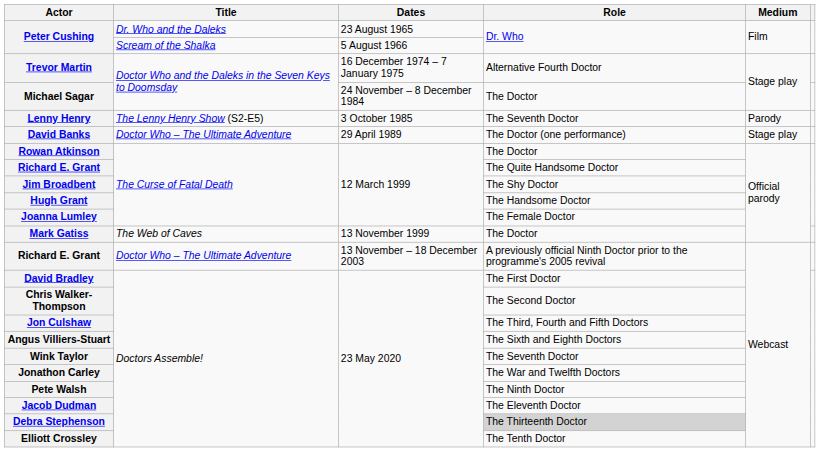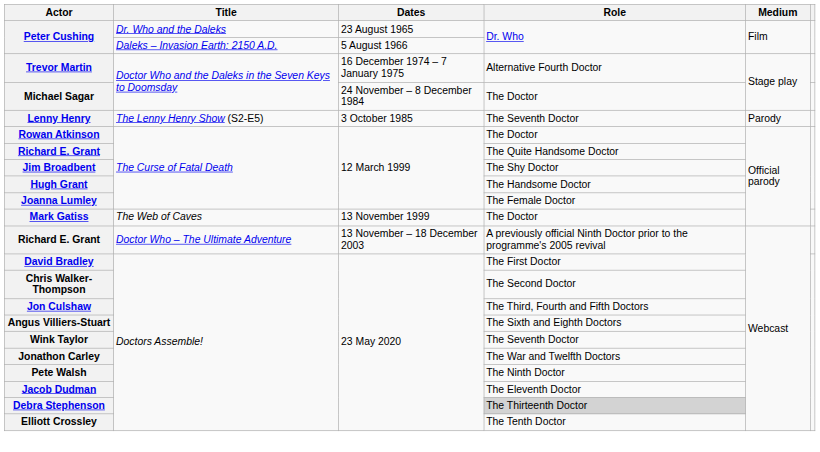(166, 45) Scream of the Shalka -> (197, 45) Daleks – Invasion Earth: 2150 A.D.
- row: (59, 135)
